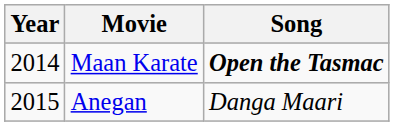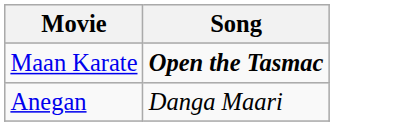- column: (35, 23)
